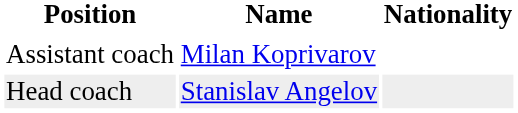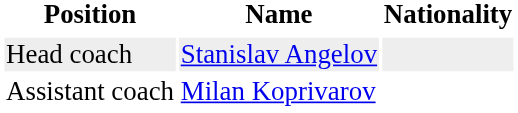rows swapped: (69, 91) <-> (90, 54)
